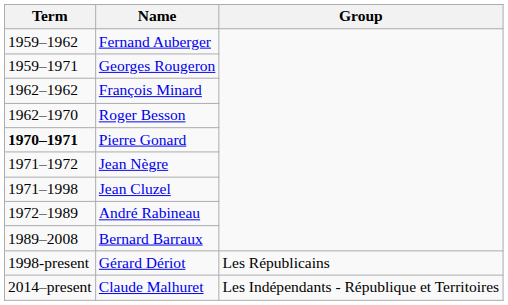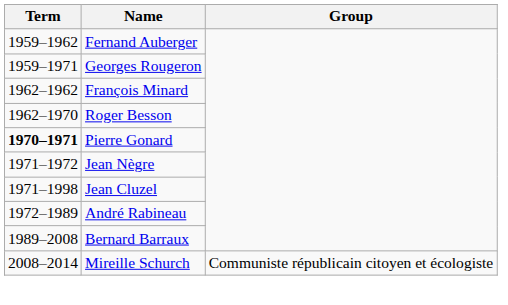- row: (142, 262)
+ row: (137, 262)
- row: (151, 287)
